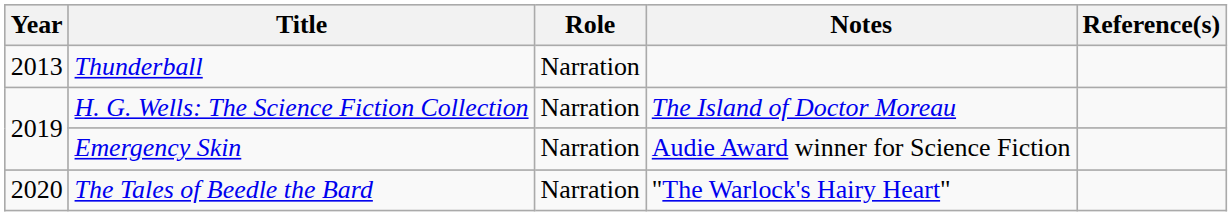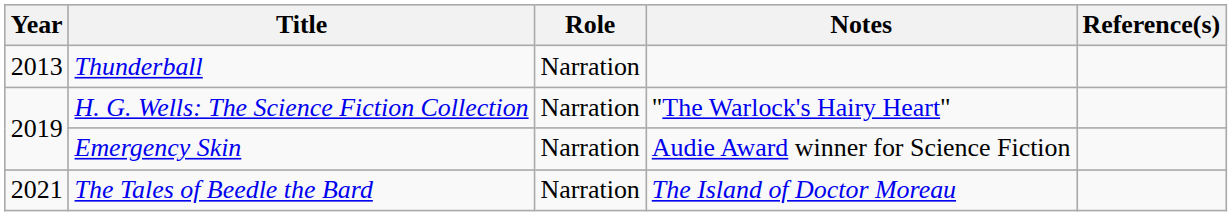(804, 107) The Island of Doctor Moreau -> (801, 107) "The Warlock's Hairy Heart"
(37, 189) 2020 -> (37, 189) 2021
(801, 189) "The Warlock's Hairy Heart" -> (804, 189) The Island of Doctor Moreau
